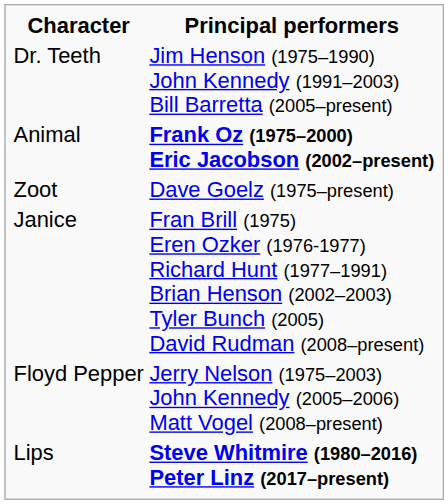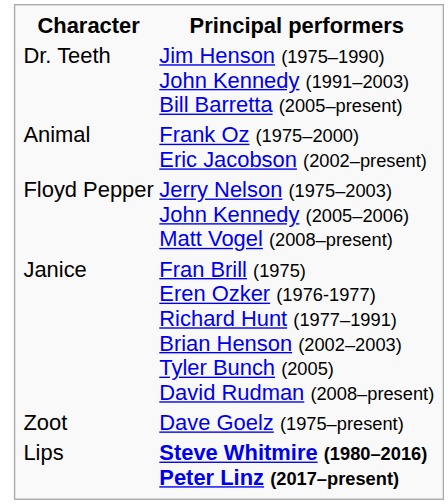(292, 147) bold -> (293, 147) normal
rows swapped: (79, 373) <-> (35, 190)
